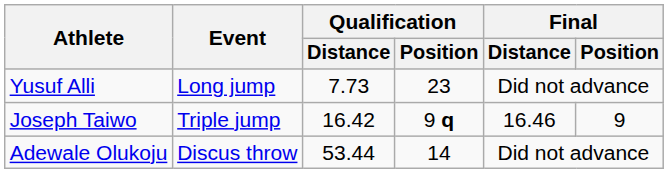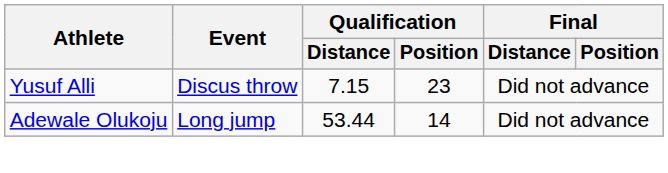(226, 86) Long jump -> (237, 86) Discus throw
(349, 86) 7.73 -> (349, 86) 7.15
- row: (73, 120)
(237, 153) Discus throw -> (226, 120) Long jump
